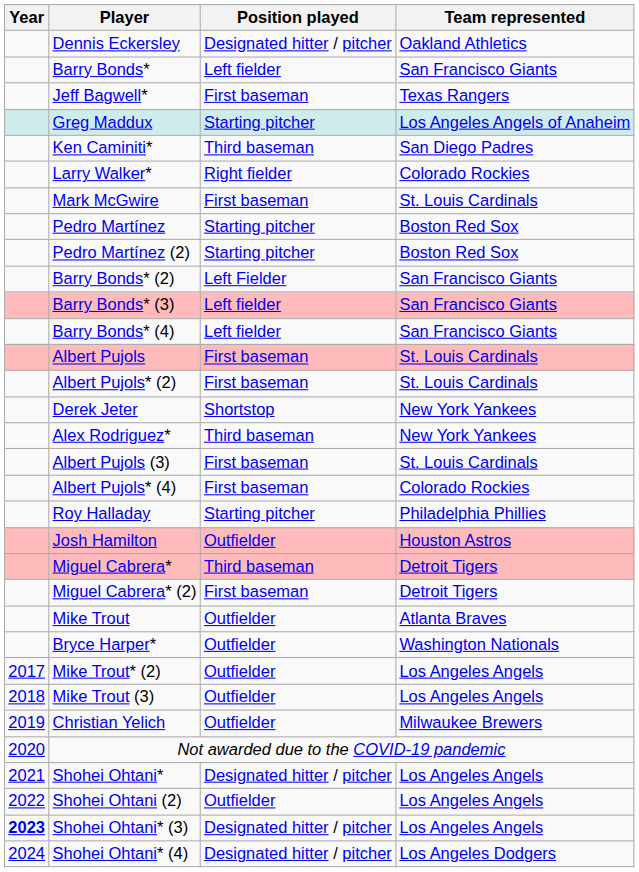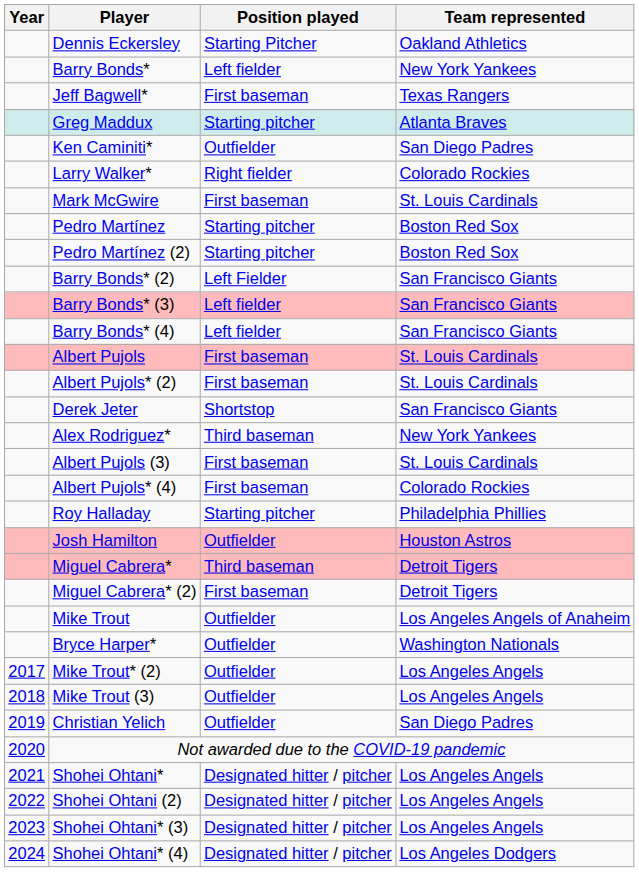(298, 43) Designated hitter / pitcher -> (260, 43) Starting Pitcher
(478, 69) San Francisco Giants -> (468, 69) New York Yankees
(515, 122) Los Angeles Angels of Anaheim -> (453, 122) Atlanta Braves
(259, 148) Third baseman -> (240, 148) Outfielder
(468, 409) New York Yankees -> (478, 409) San Francisco Giants
(453, 618) Atlanta Braves -> (515, 618) Los Angeles Angels of Anaheim
(471, 723) Milwaukee Brewers -> (466, 723) San Diego Padres
(240, 801) Outfielder -> (298, 801) Designated hitter / pitcher
(27, 827) bold -> (27, 827) normal
